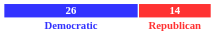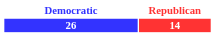rows swapped: (71, 10) <-> (71, 25)
